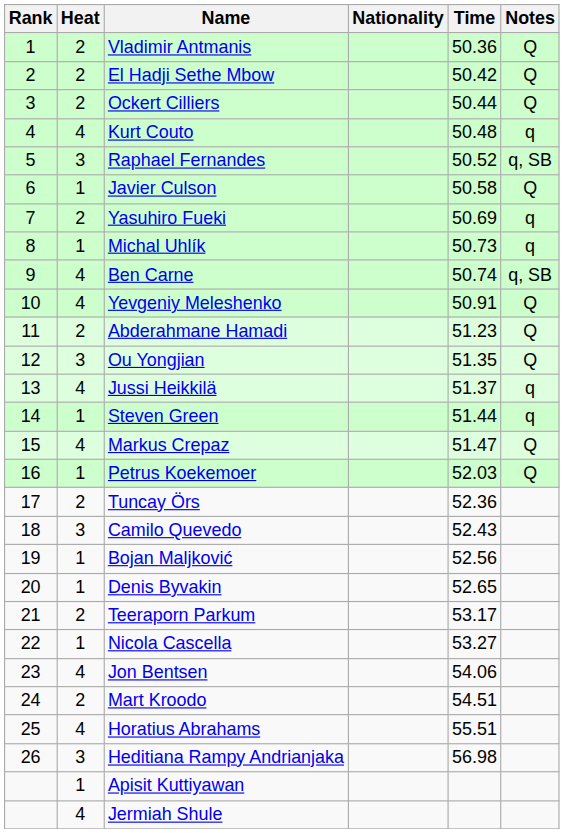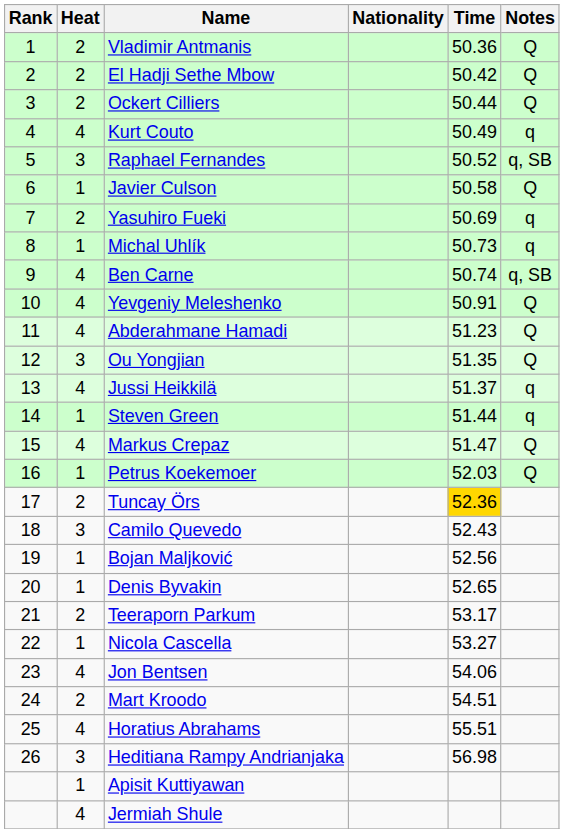(475, 132) 50.48 -> (475, 132) 50.49
(80, 331) 2 -> (80, 331) 4
(475, 501) no background -> (475, 501) gold background
